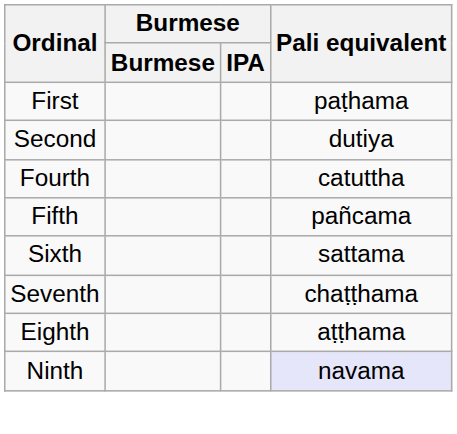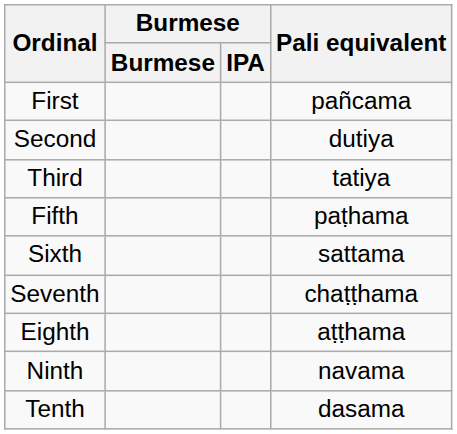(361, 100) paṭhama -> (361, 100) pañcama
+ row: (55, 178)
- row: (55, 178)
(361, 216) pañcama -> (361, 216) paṭhama
(361, 370) lavender background -> (361, 370) no background
+ row: (55, 409)
